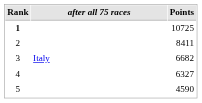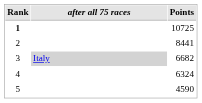(185, 43) 8411 -> (185, 43) 8441
(41, 58) no background -> (41, 58) lightgrey background
(185, 74) 6327 -> (185, 74) 6324
